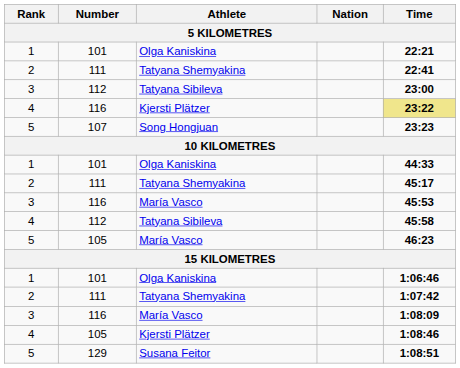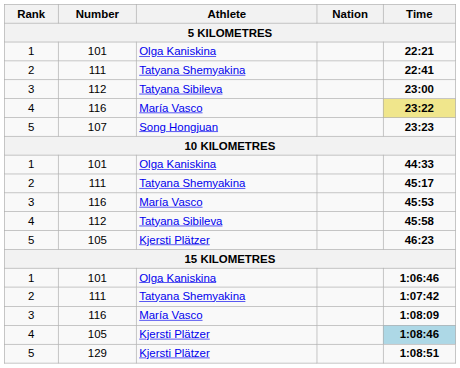(174, 107) Kjersti Plätzer -> (171, 107) María Vasco
(171, 239) María Vasco -> (174, 239) Kjersti Plätzer
(419, 334) no background -> (419, 334) lightblue background
(175, 353) Susana Feitor -> (174, 353) Kjersti Plätzer
